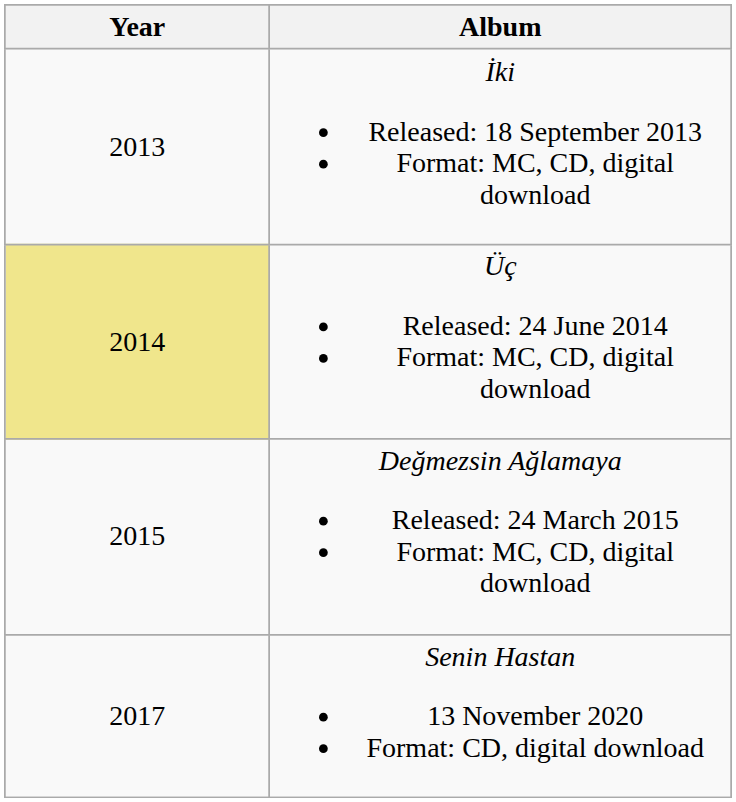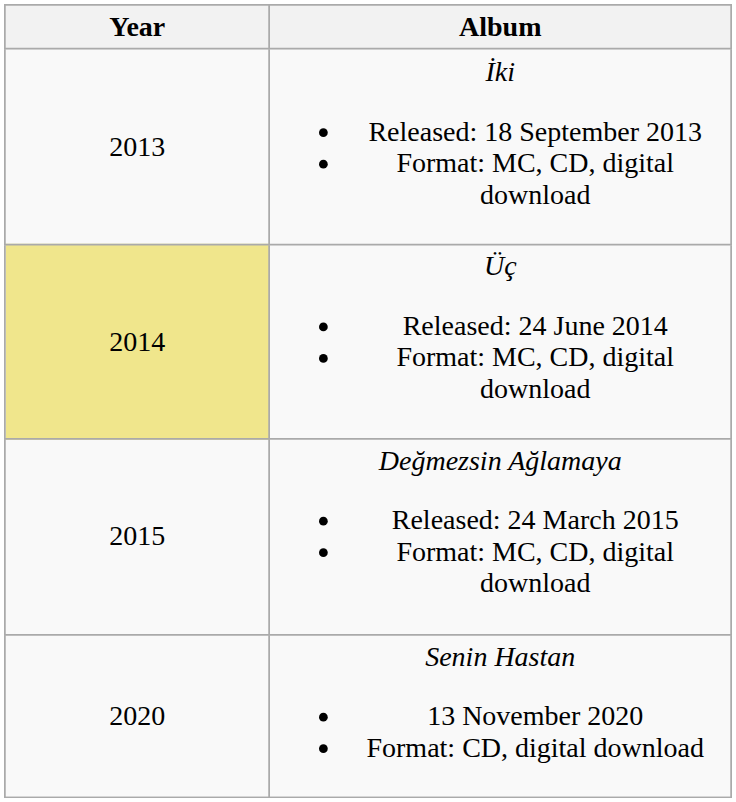(137, 715) 2017 -> (137, 715) 2020
